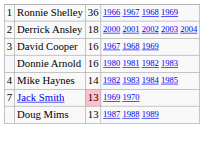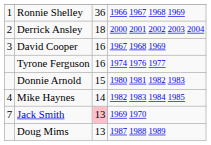+ row: (53, 64)
(93, 64) 16 -> (100, 81) 15
